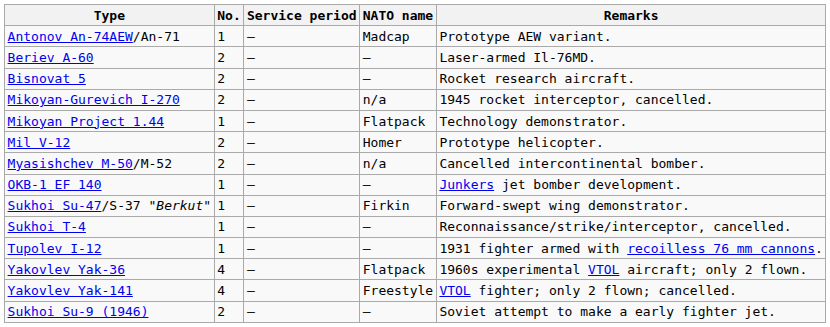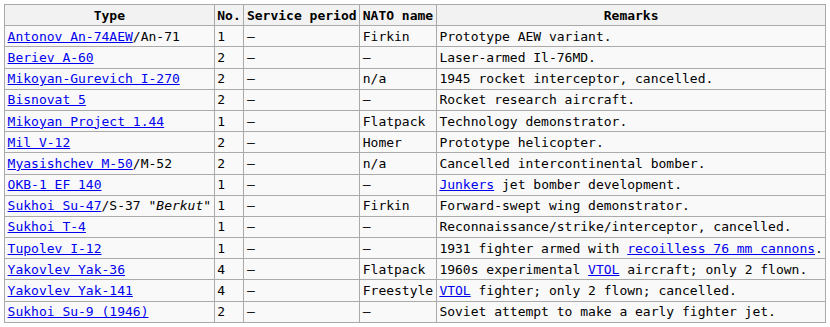(386, 36) Madcap -> (386, 36) Firkin
rows swapped: (47, 79) <-> (94, 100)
